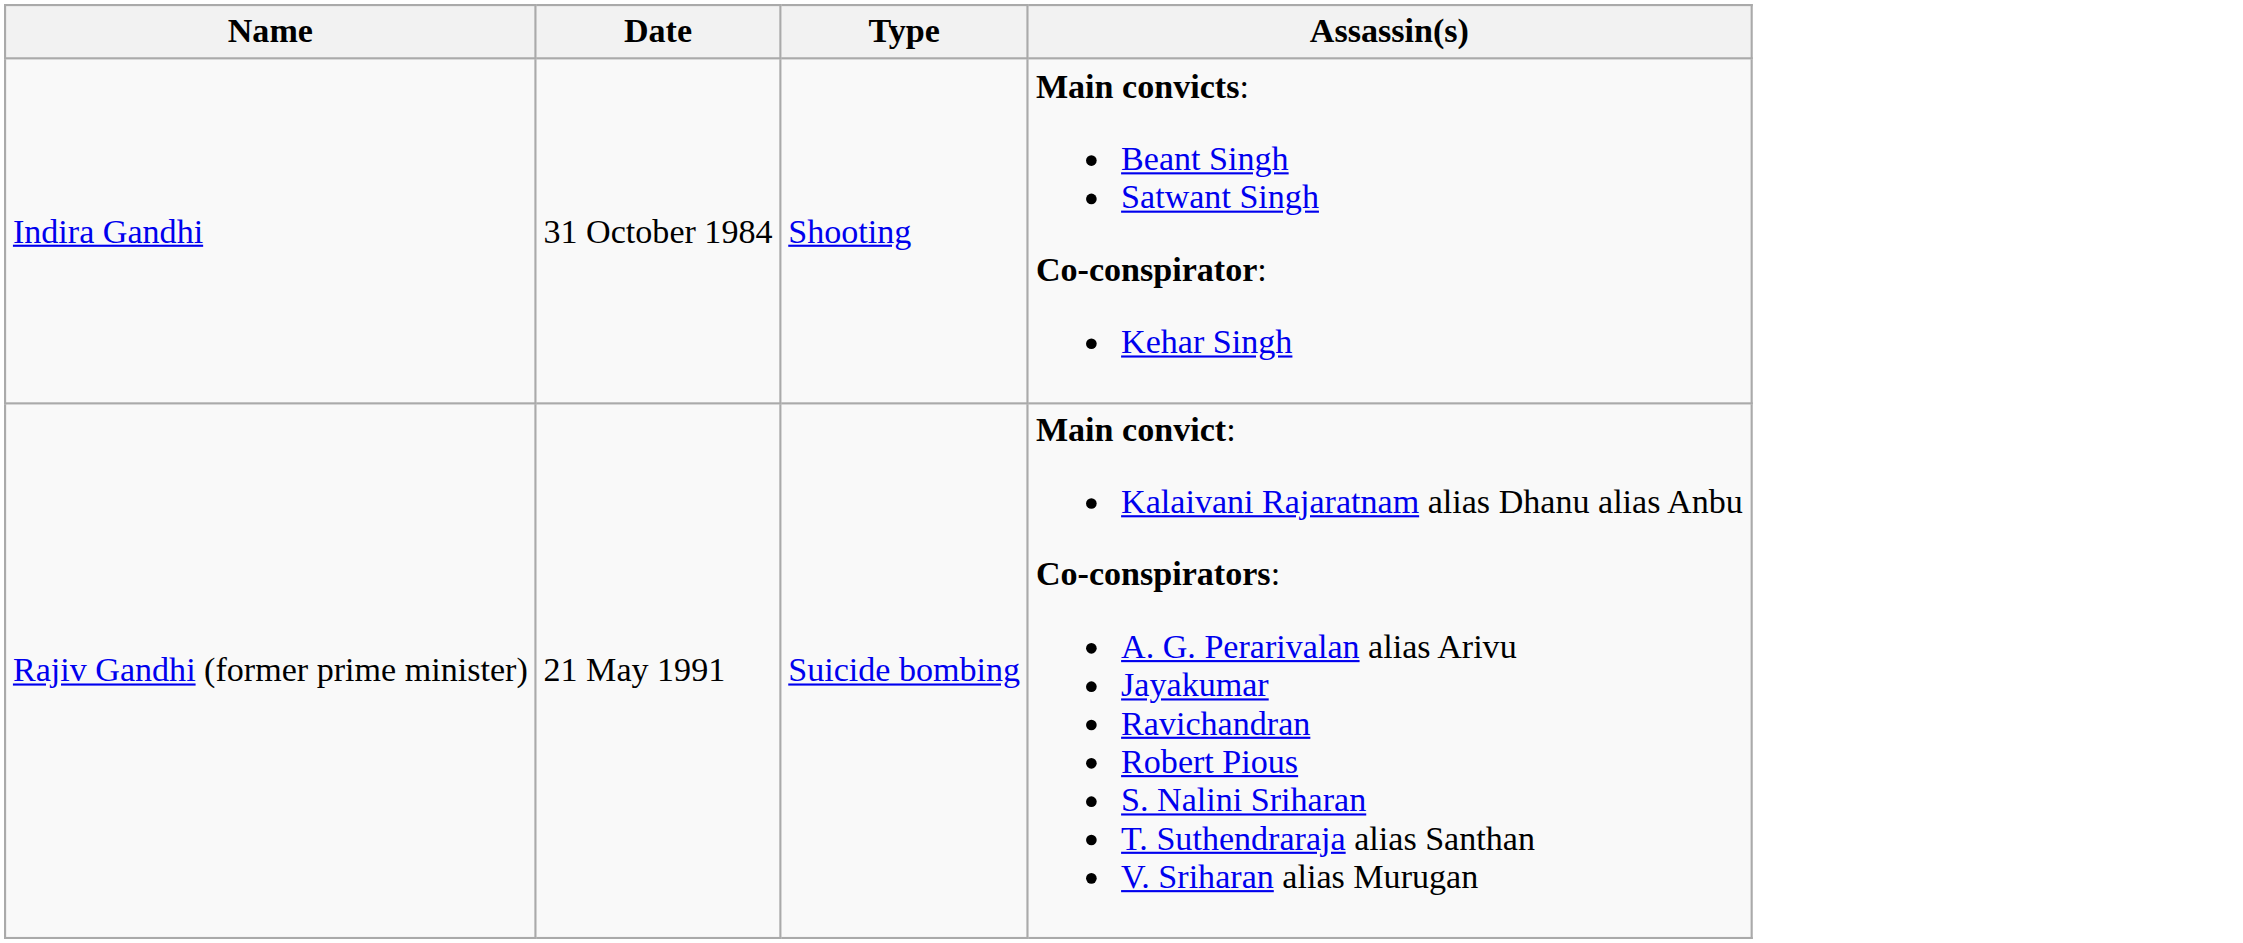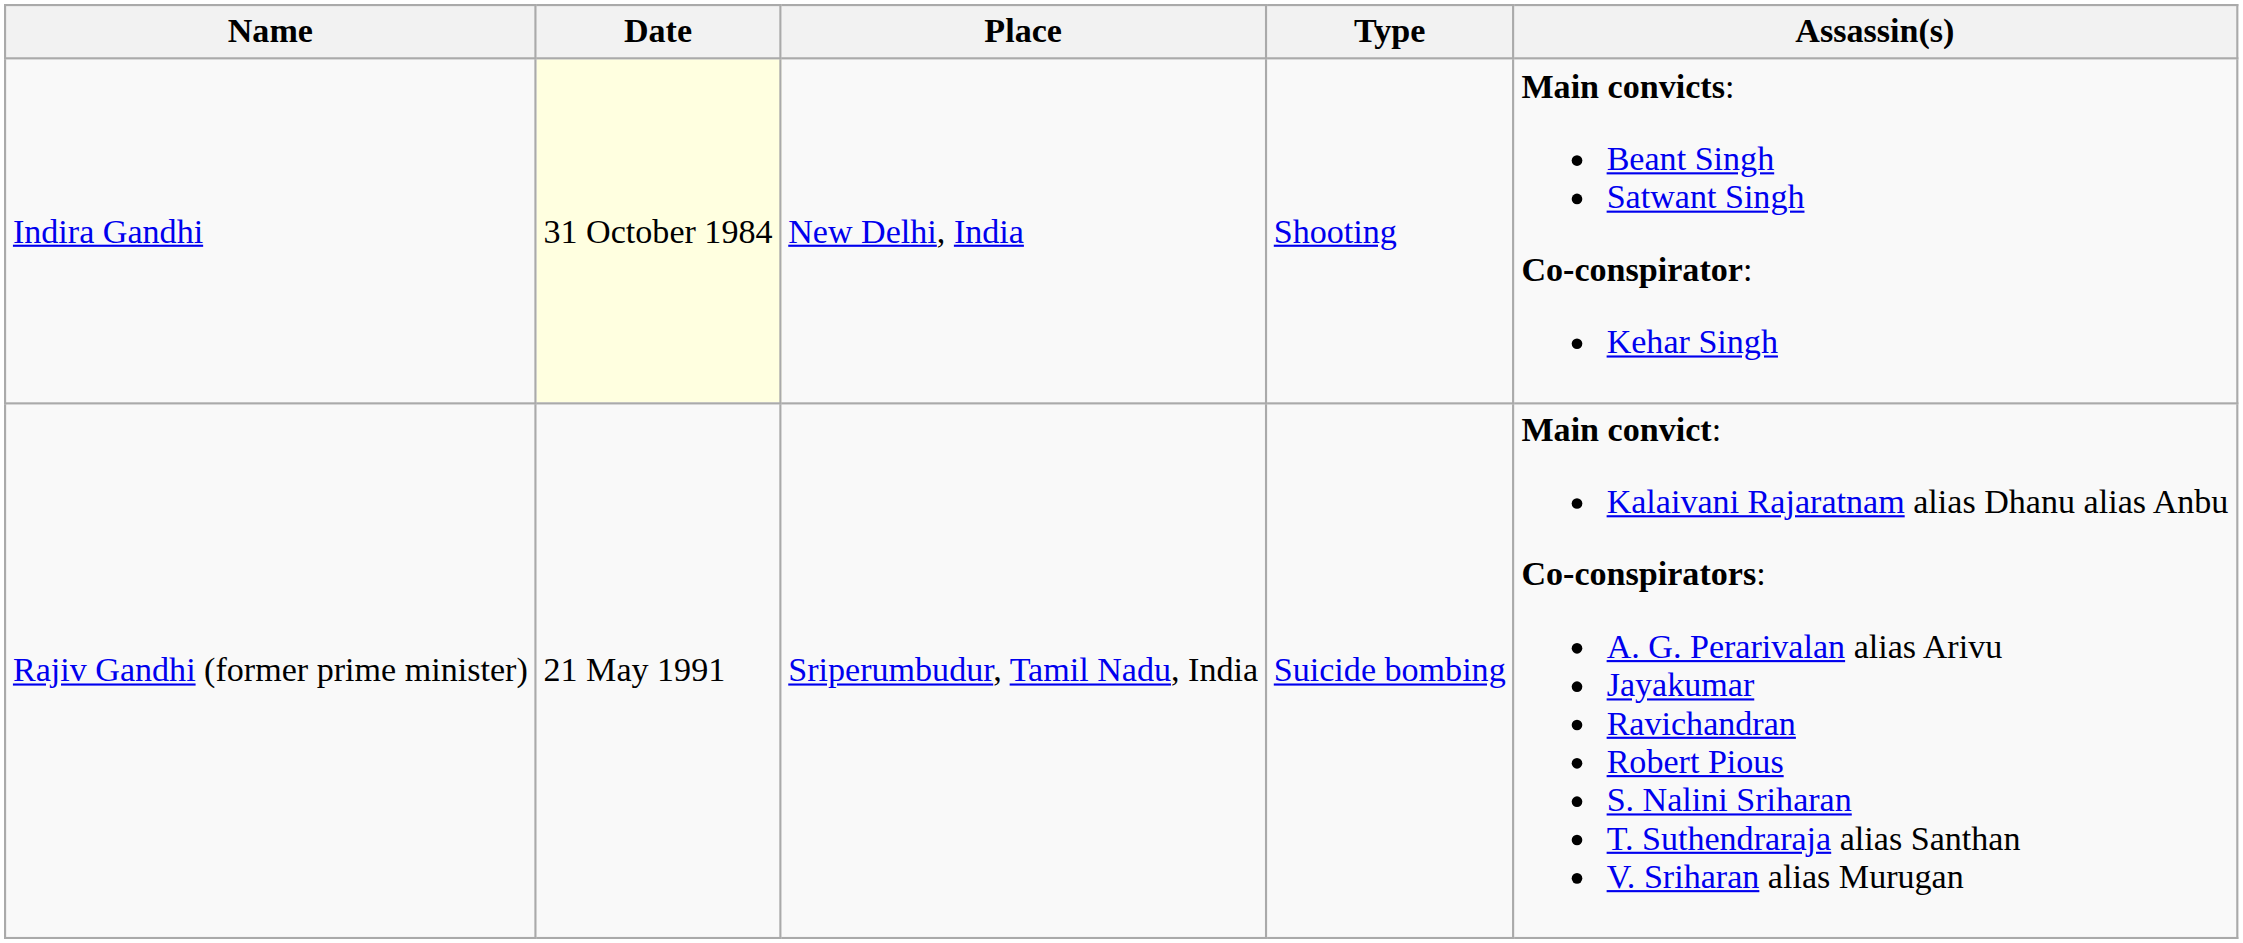+ column: (1023, 31)
(658, 230) no background -> (658, 230) lightyellow background
